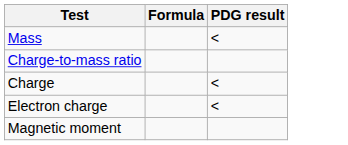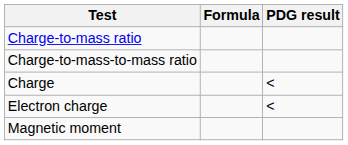- row: (25, 38)
+ row: (102, 60)
